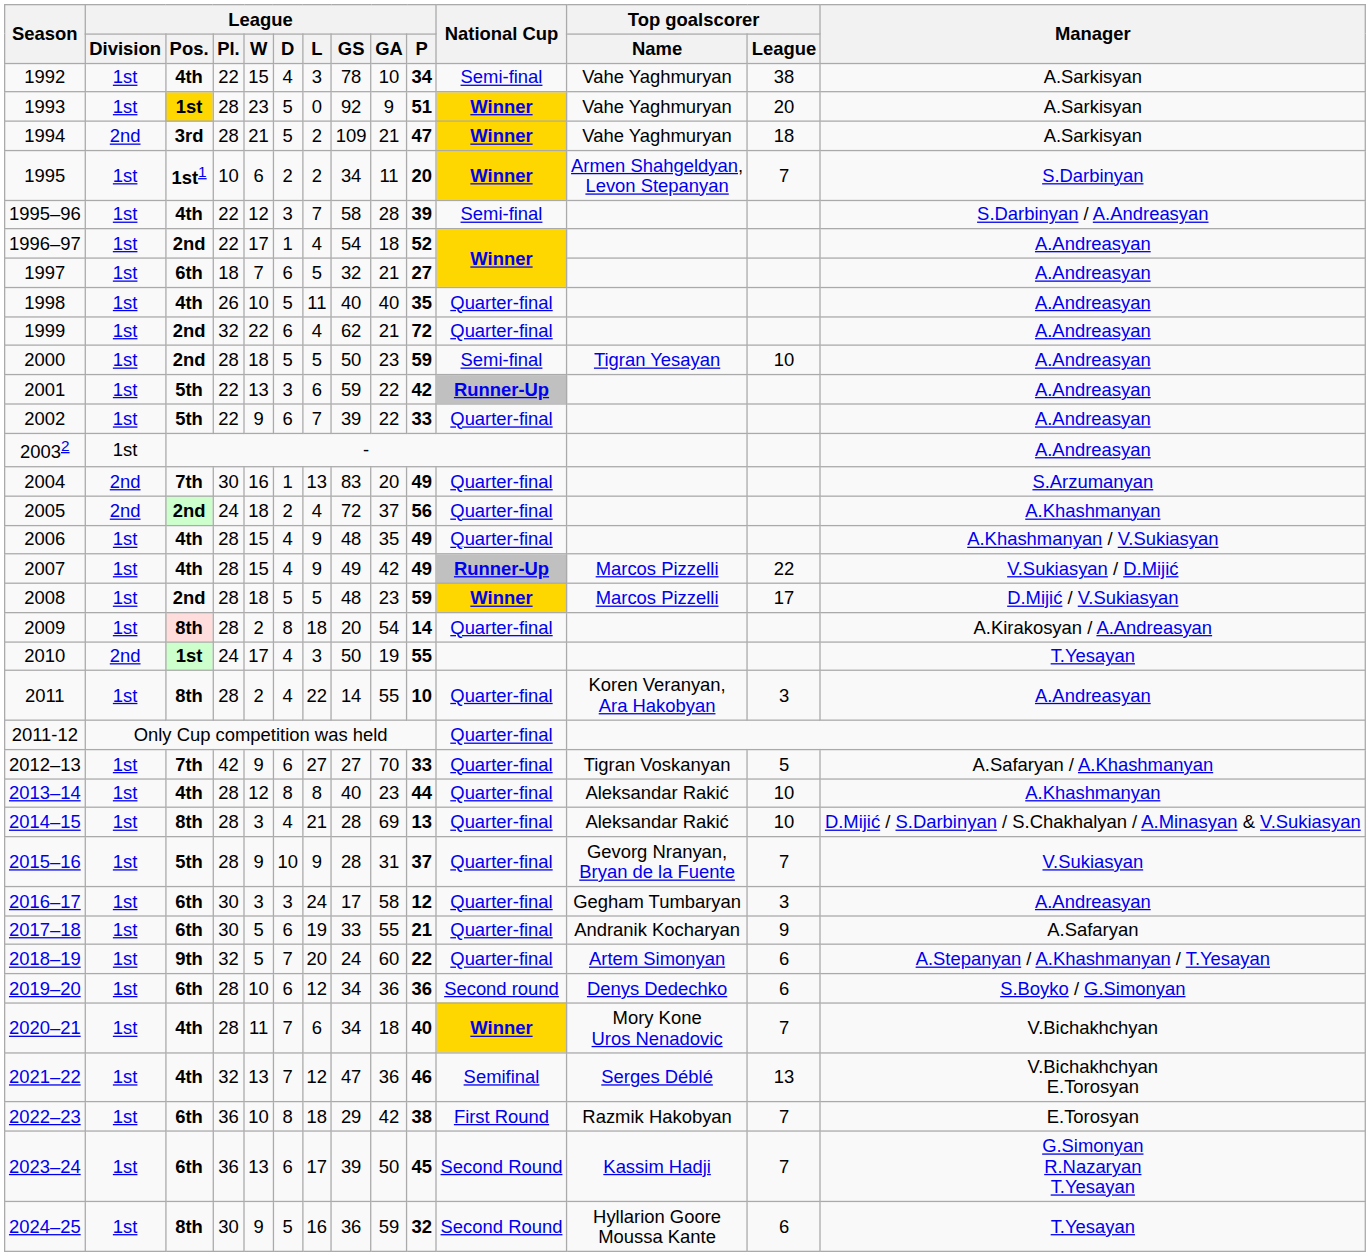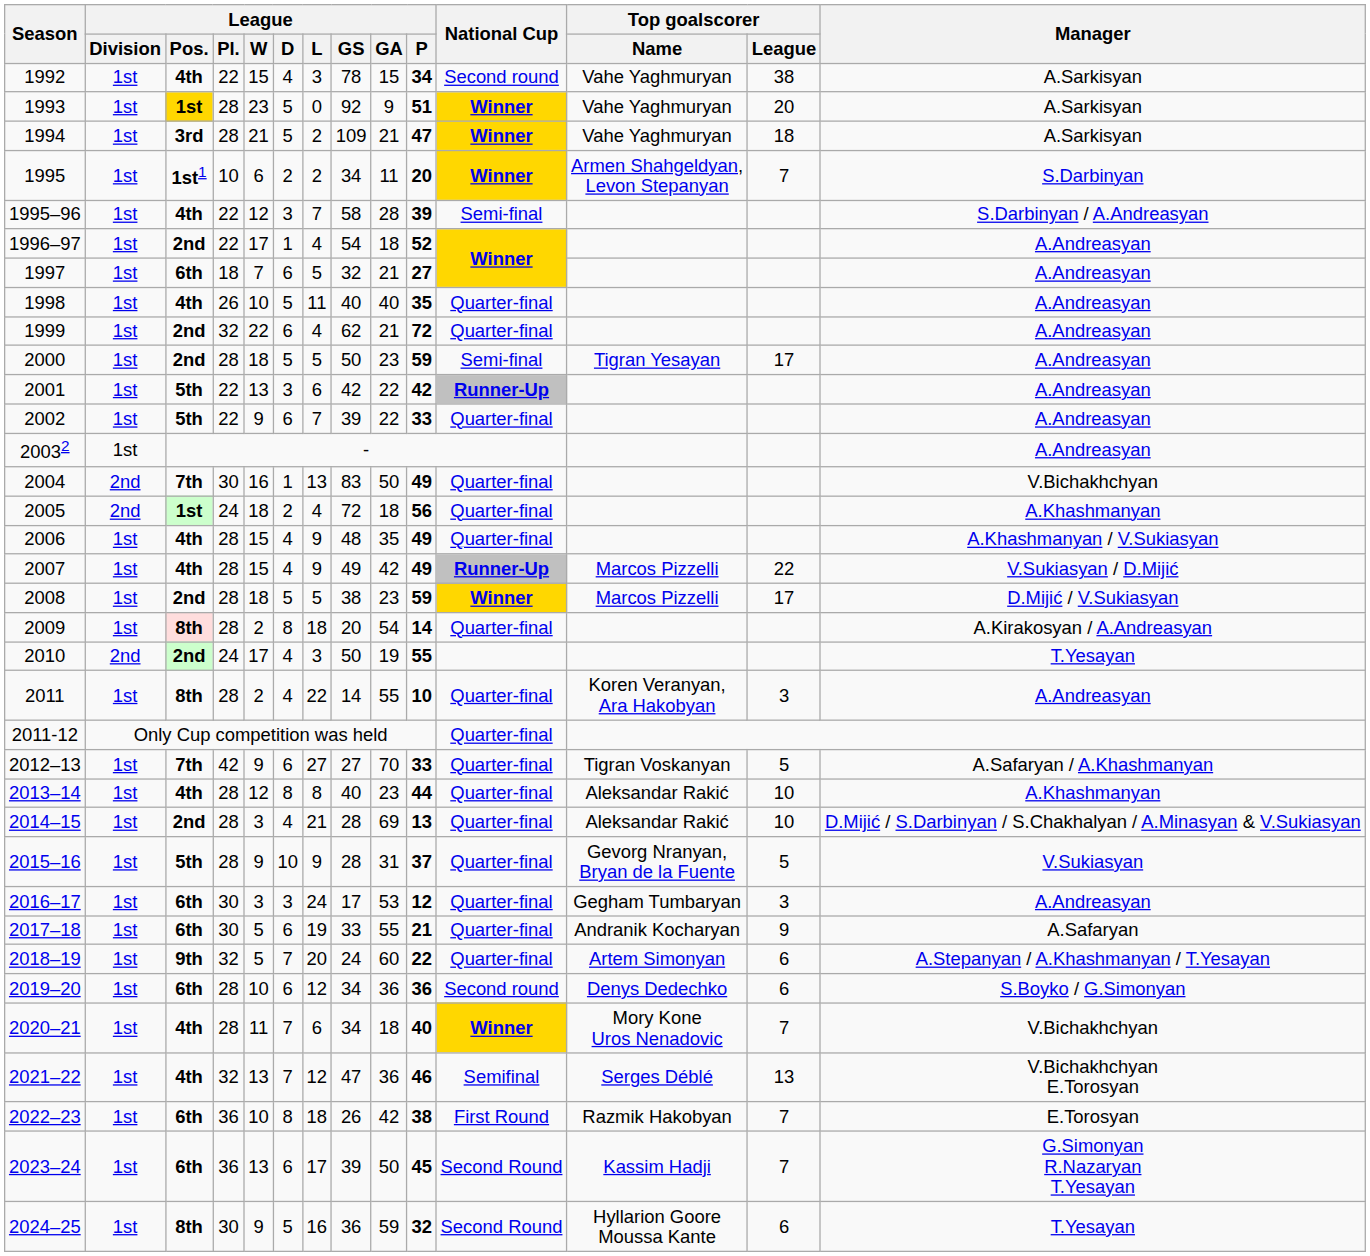(389, 78) 10 -> (389, 78) 15
(501, 78) Semi-final -> (501, 78) Second round
(125, 136) 2nd -> (125, 136) 1st
(784, 360) 10 -> (784, 360) 17
(351, 390) 59 -> (351, 390) 42
(389, 482) 20 -> (389, 482) 50
(1093, 482) S.Arzumanyan -> (1093, 482) V.Bichakhchyan
(189, 511) 2nd -> (189, 511) 1st
(389, 511) 37 -> (389, 511) 18
(351, 598) 48 -> (351, 598) 38
(189, 656) 1st -> (189, 656) 2nd
(189, 823) 8th -> (189, 823) 2nd
(784, 862) 7 -> (784, 862) 5
(389, 901) 58 -> (389, 901) 53
(351, 1117) 29 -> (351, 1117) 26
